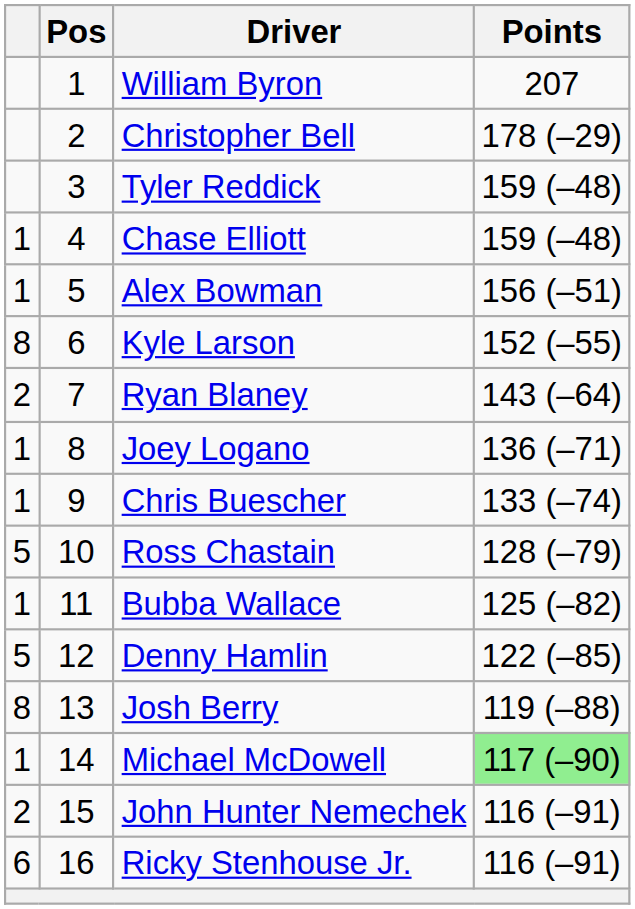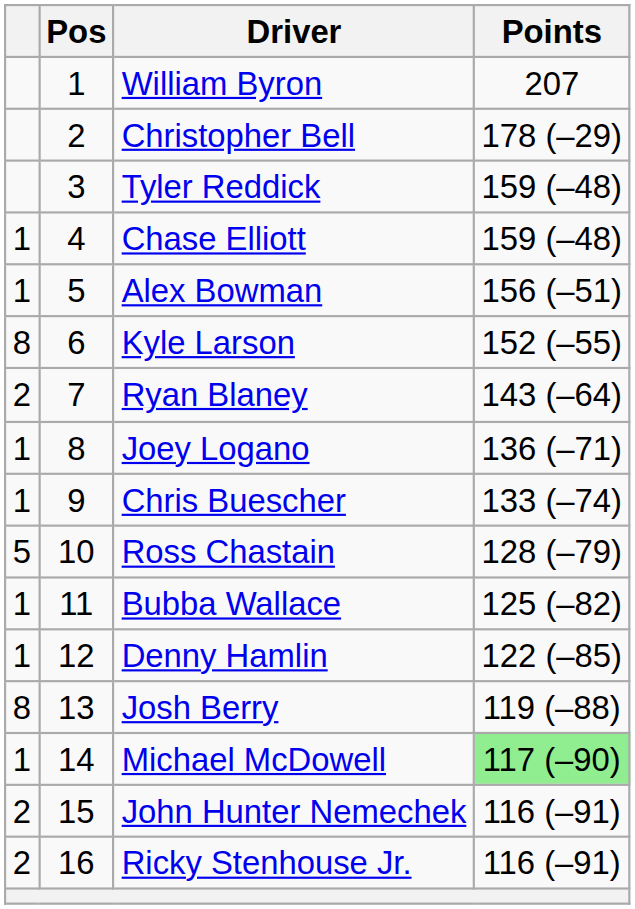(22, 655) 5 -> (22, 655) 1
(22, 863) 6 -> (22, 863) 2
